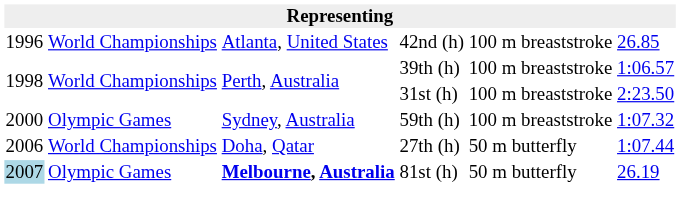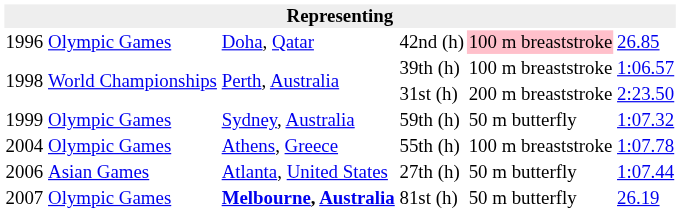(132, 42) World Championships -> (110, 42) Olympic Games
(305, 42) Atlanta, United States -> (268, 42) Doha, Qatar
(541, 42) no background -> (541, 42) pink background
(541, 93) 100 m breaststroke -> (541, 93) 200 m breaststroke
(24, 119) 2000 -> (24, 119) 1999
(541, 119) 100 m breaststroke -> (523, 119) 50 m butterfly
+ row: (430, 145)
(132, 145) World Championships -> (99, 171) Asian Games
(268, 145) Doha, Qatar -> (305, 171) Atlanta, United States
(24, 171) lightblue background -> (24, 197) no background
